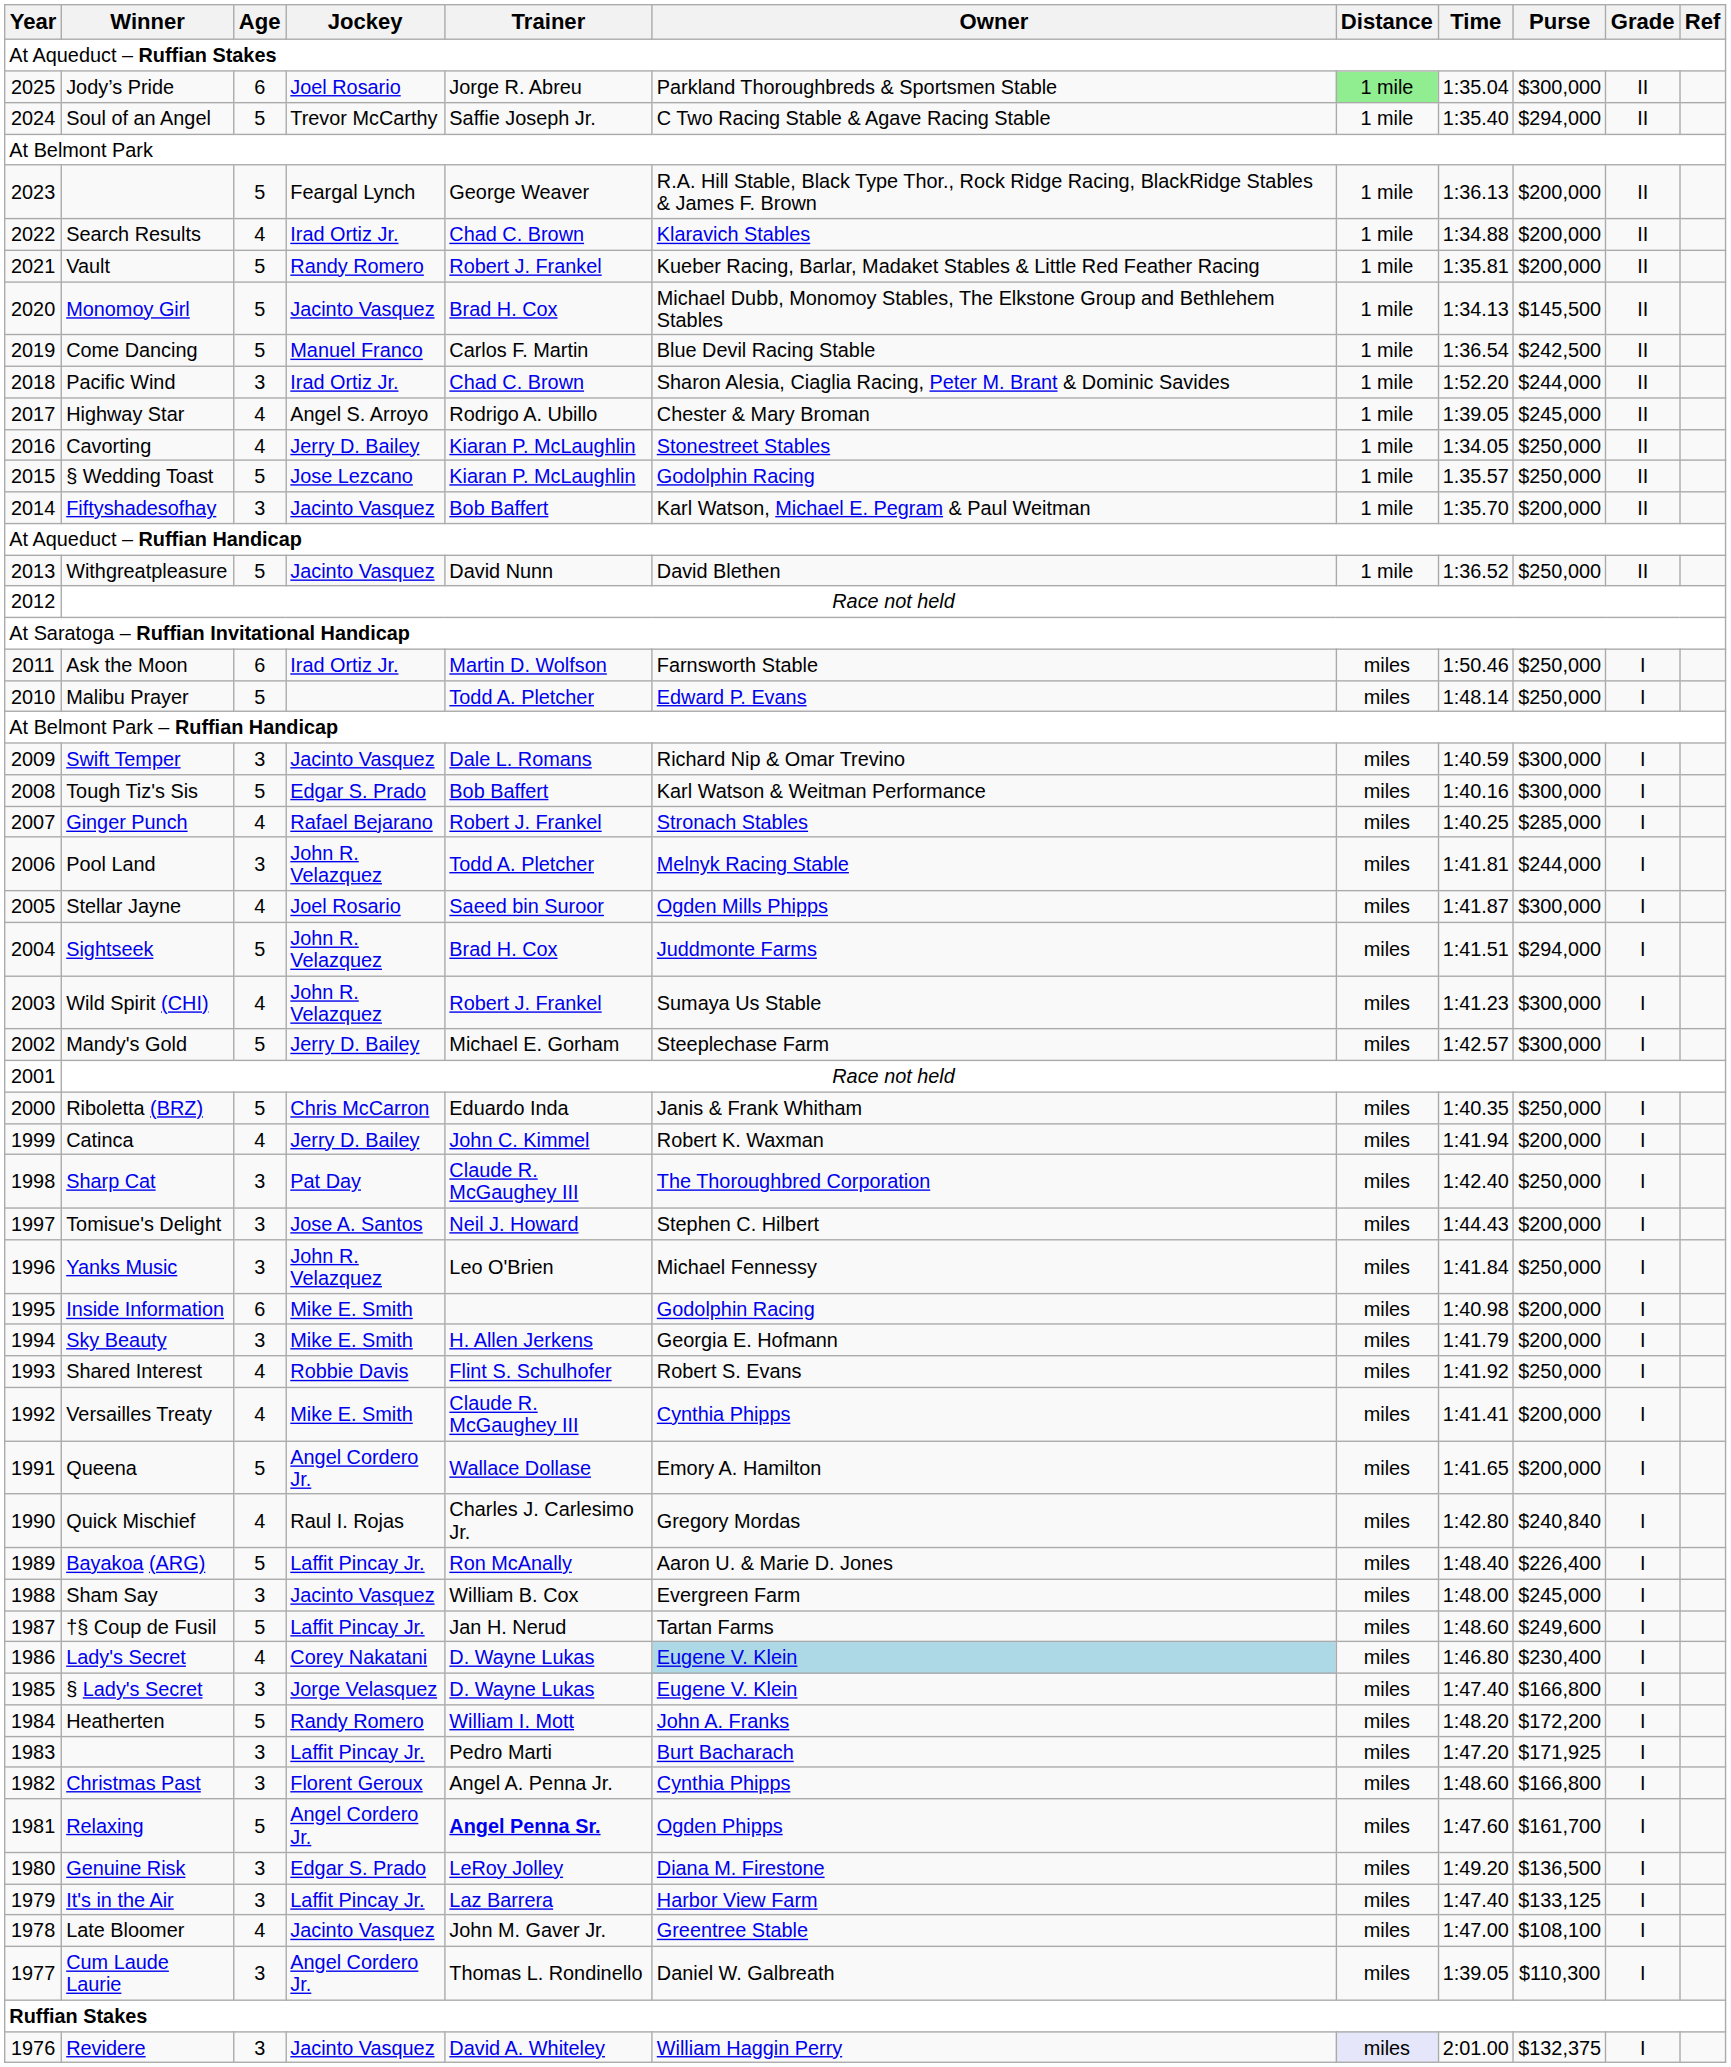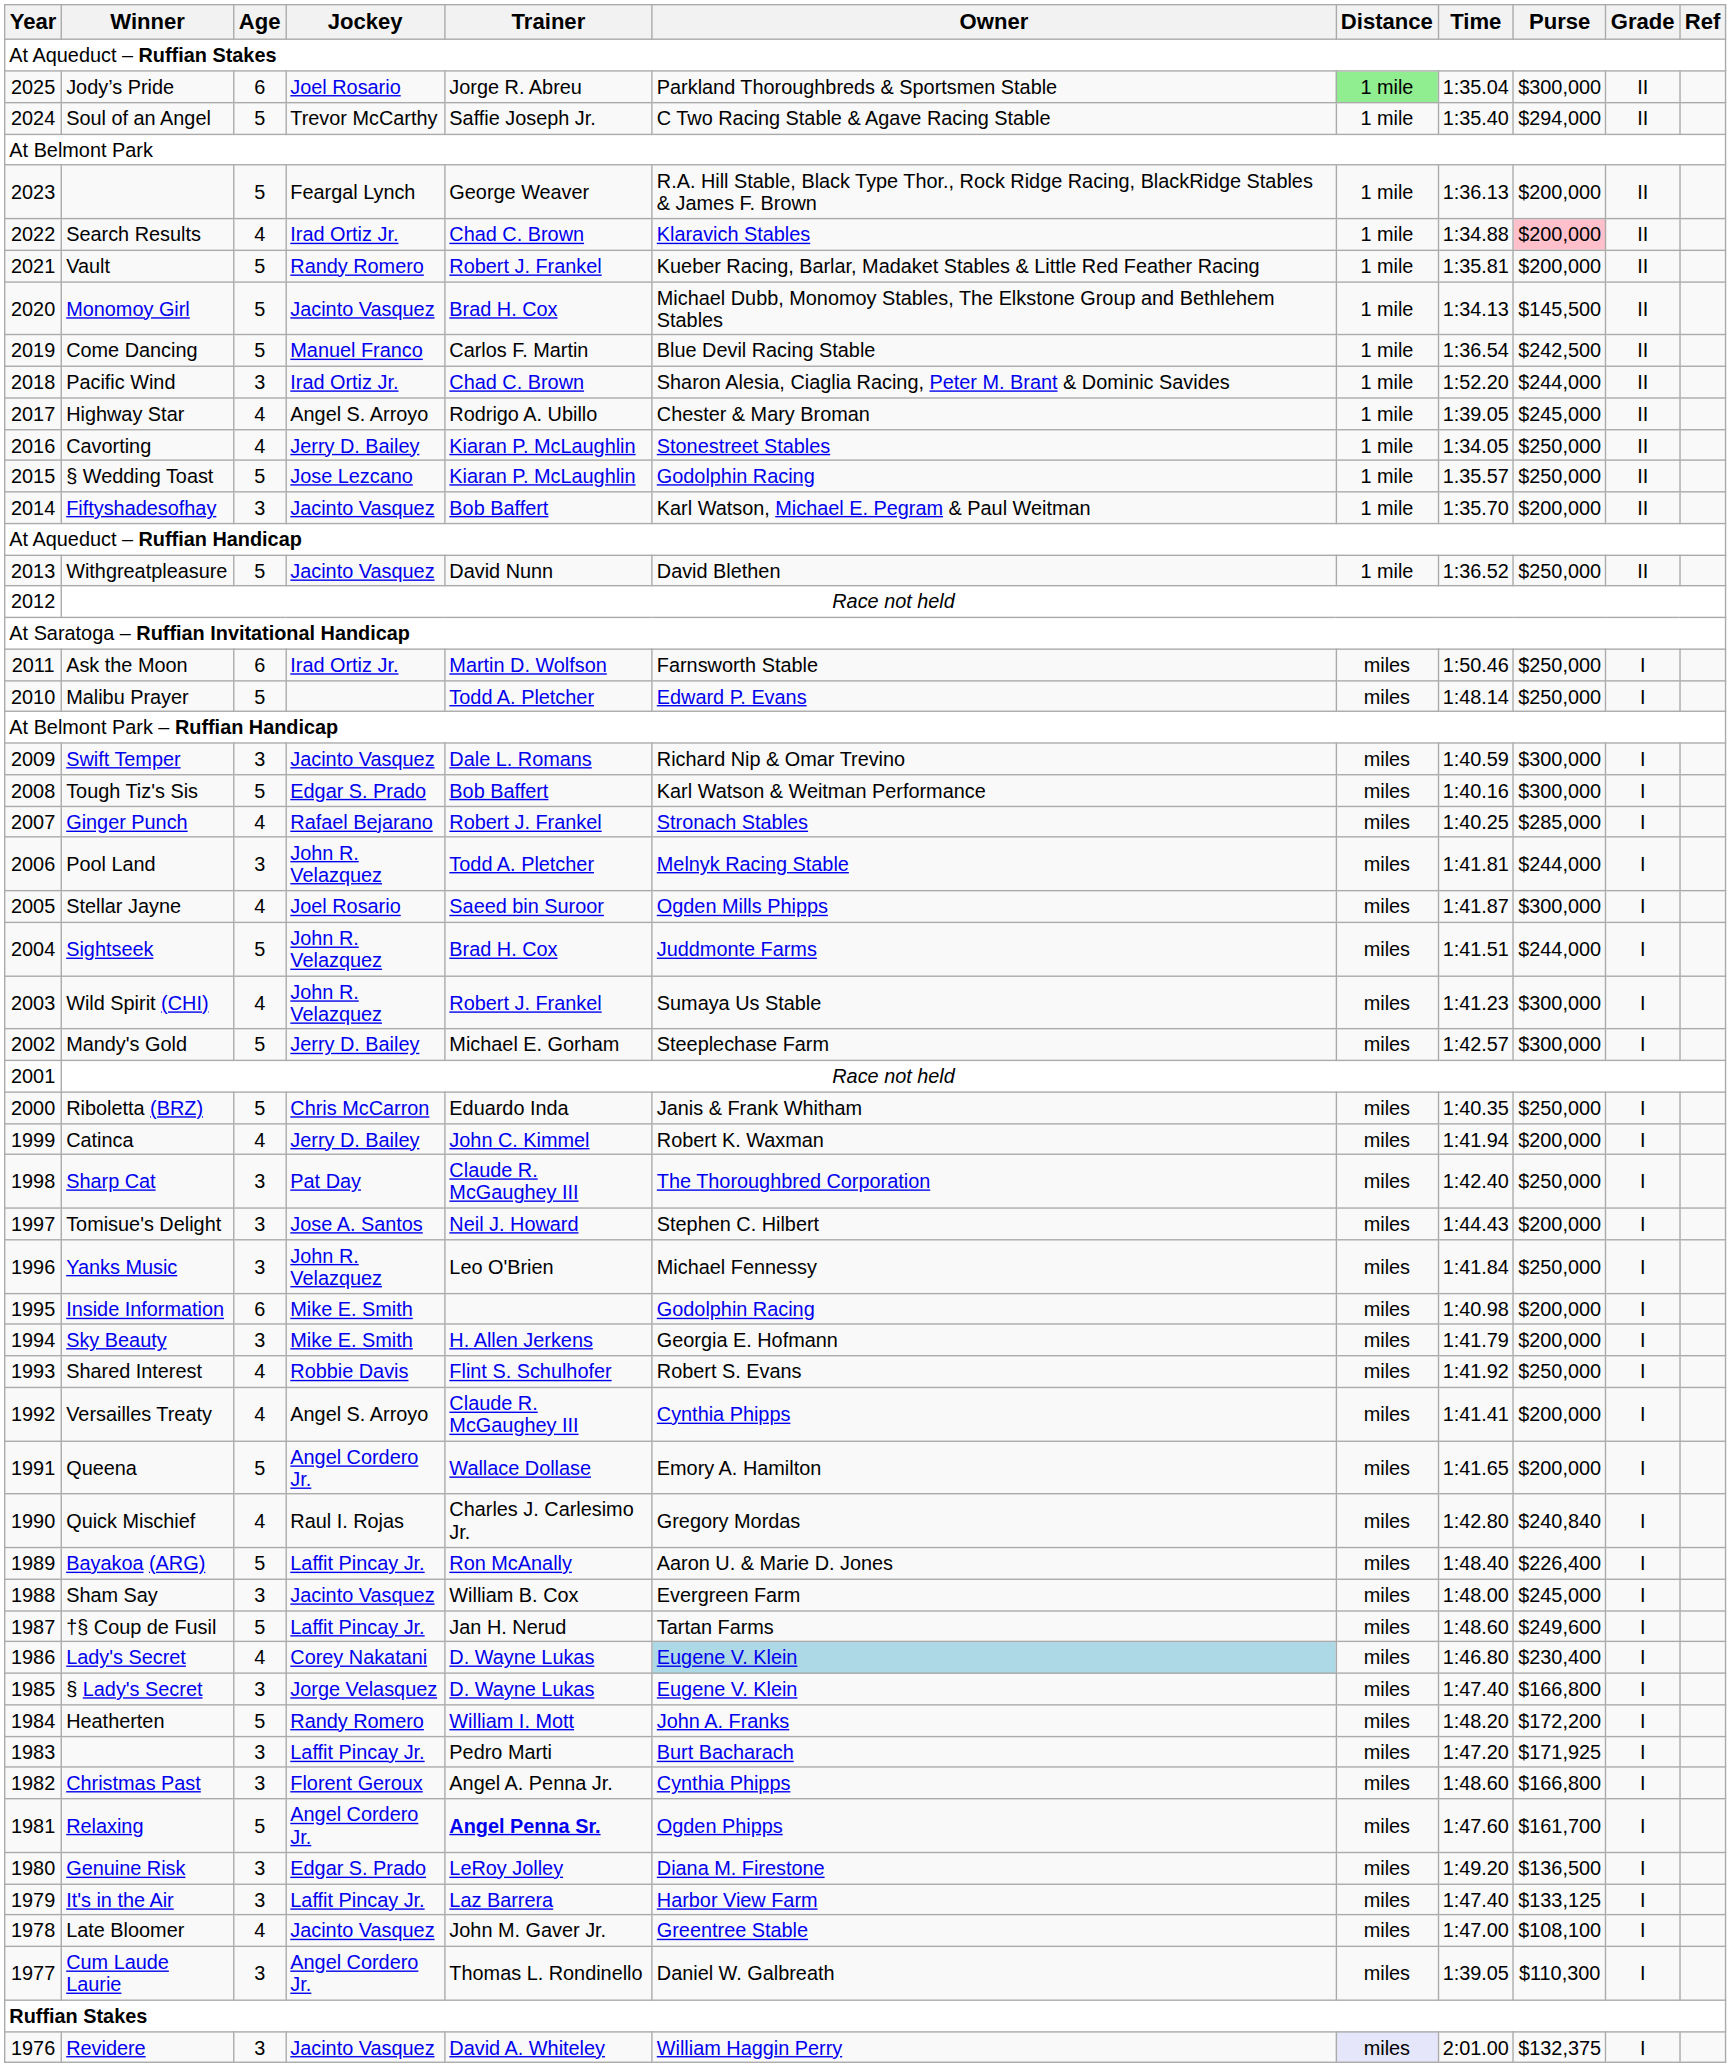(1560, 234) no background -> (1560, 234) pink background
(1560, 949) $294,000 -> (1560, 949) $244,000
(352, 1414) Mike E. Smith -> (359, 1414) Angel S. Arroyo
